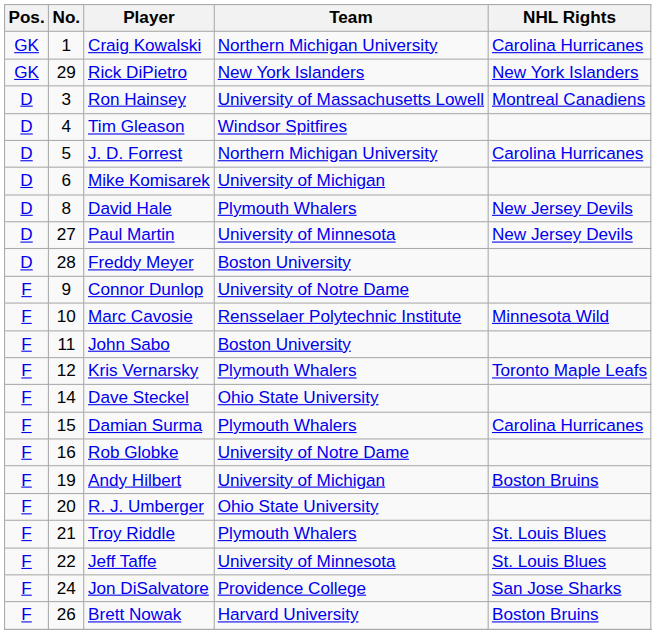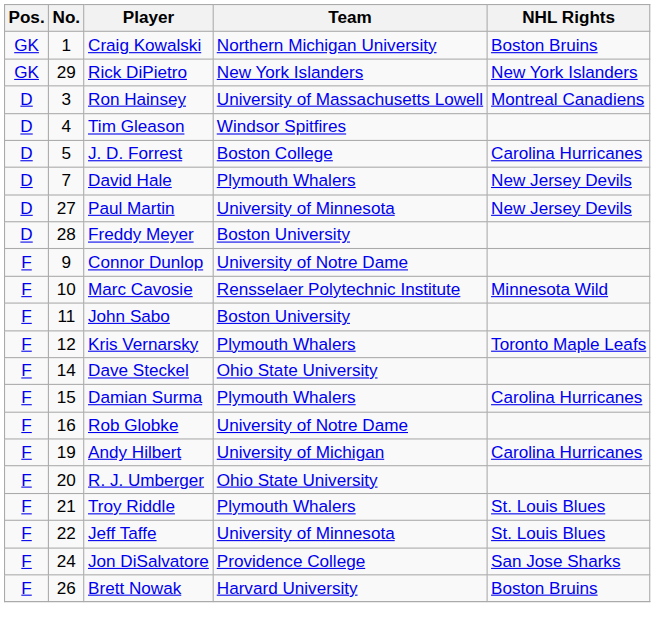(568, 45) Carolina Hurricanes -> (544, 45) Boston Bruins
(328, 153) Northern Michigan University -> (275, 153) Boston College
- row: (149, 180)
(66, 208) 8 -> (66, 180) 7
(545, 479) Boston Bruins -> (567, 452) Carolina Hurricanes
